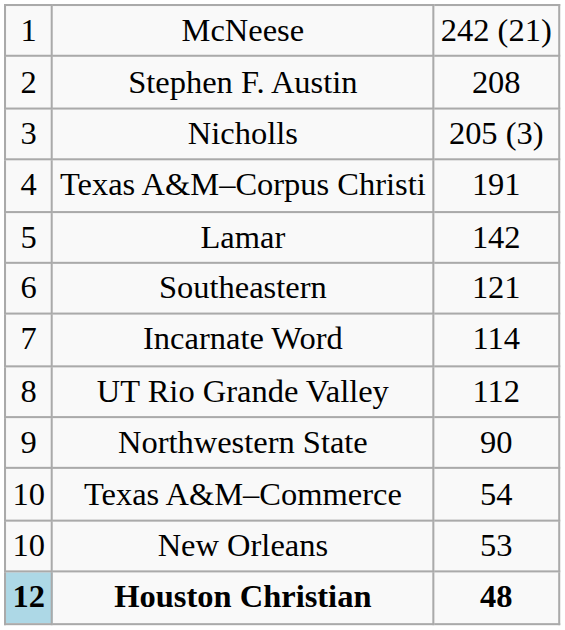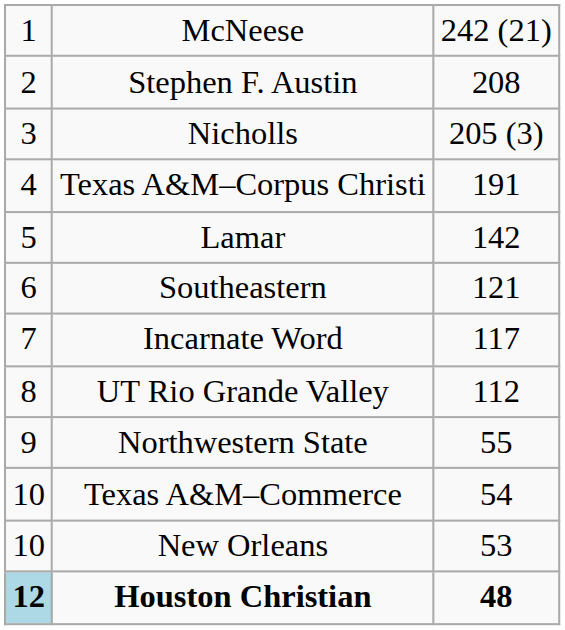(496, 339) 114 -> (496, 339) 117
(496, 442) 90 -> (496, 442) 55
